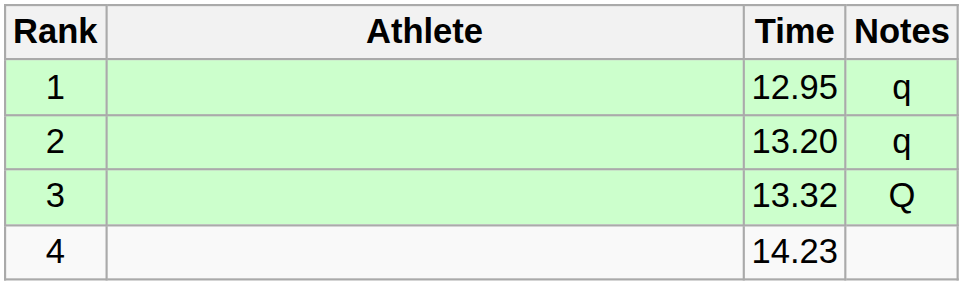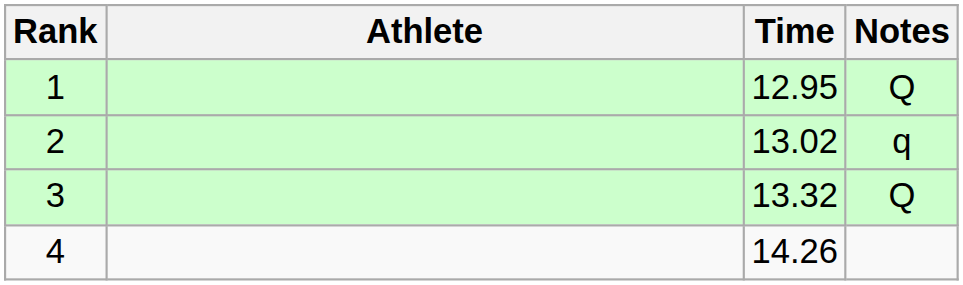(902, 86) q -> (902, 86) Q
(795, 141) 13.20 -> (795, 141) 13.02
(795, 251) 14.23 -> (795, 251) 14.26
